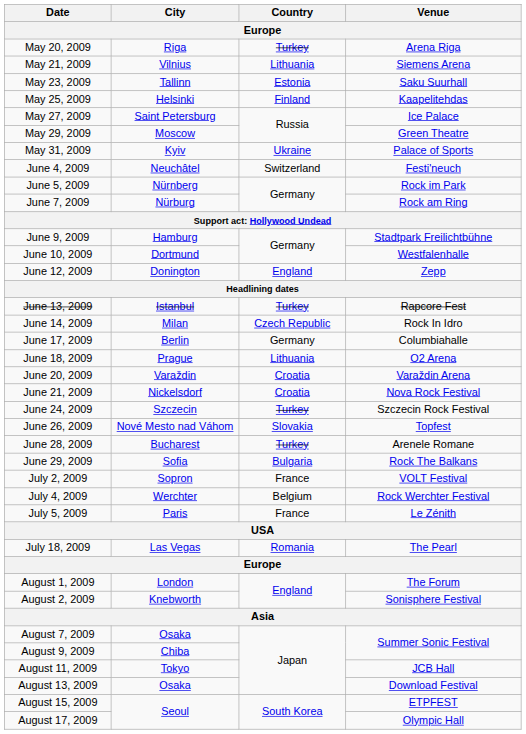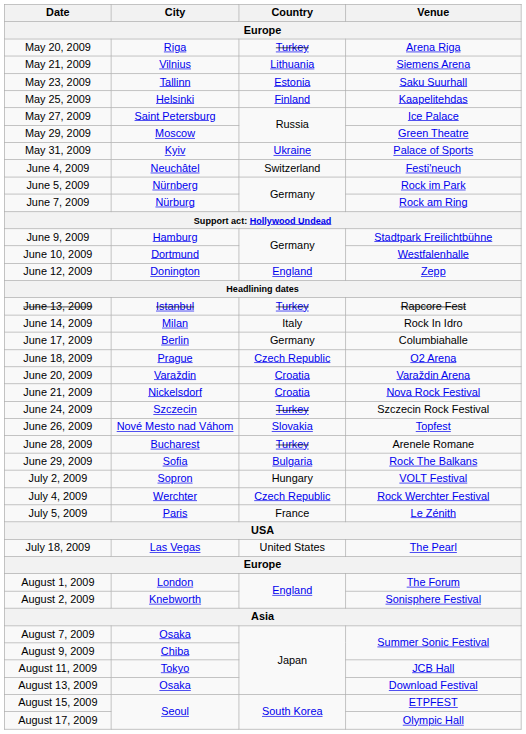(292, 323) Czech Republic -> (292, 323) Italy
(292, 358) Lithuania -> (292, 358) Czech Republic
(292, 479) France -> (292, 479) Hungary
(292, 496) Belgium -> (292, 496) Czech Republic
(292, 548) Romania -> (292, 548) United States
